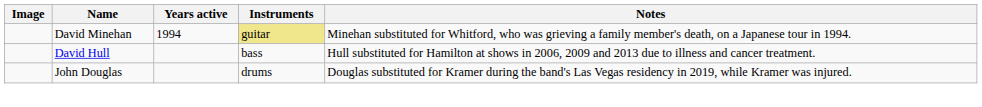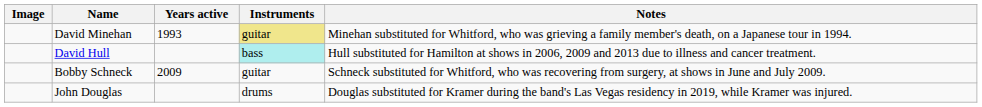(169, 33) 1994 -> (169, 33) 1993
(252, 53) no background -> (252, 53) paleturquoise background
+ row: (93, 72)
